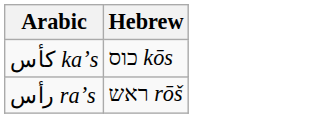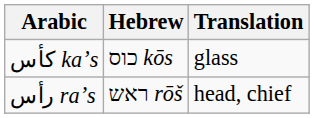+ column: (249, 22)
